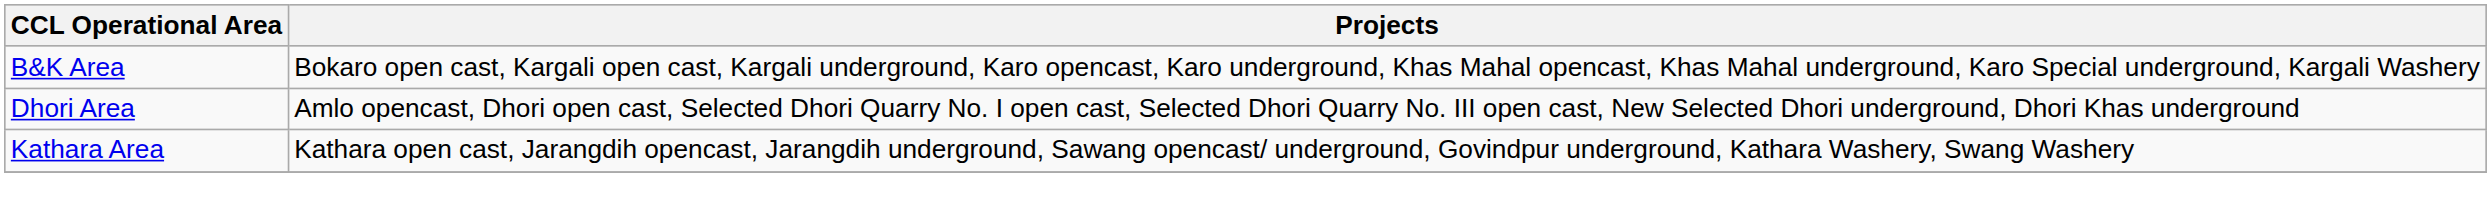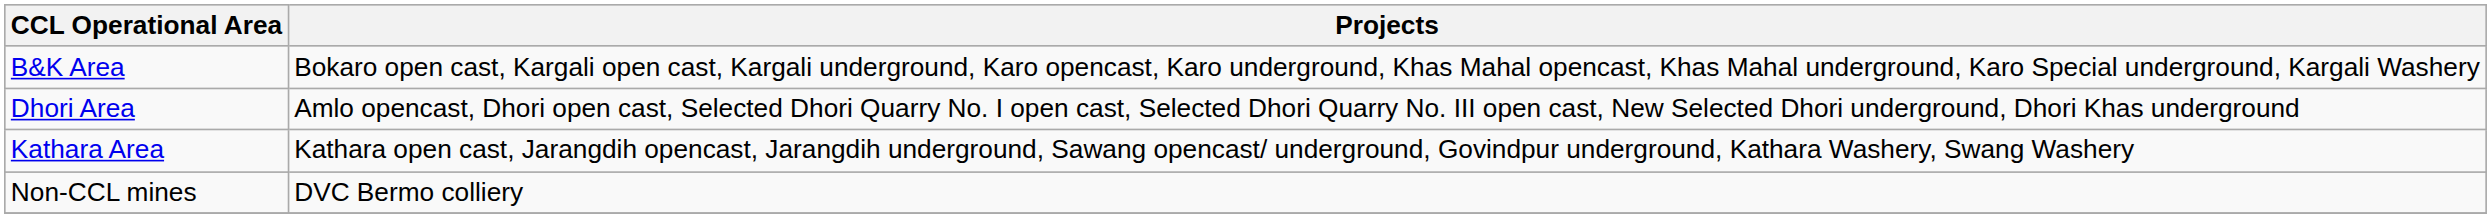+ row: (104, 191)
